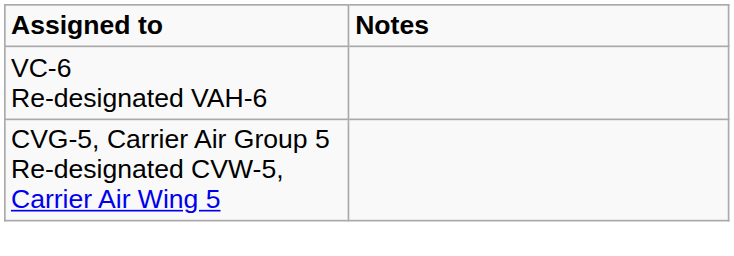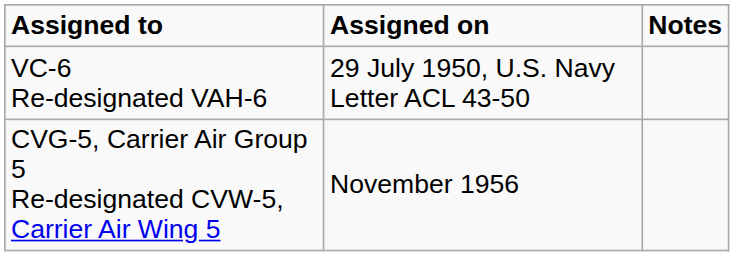+ column: (410, 25)
